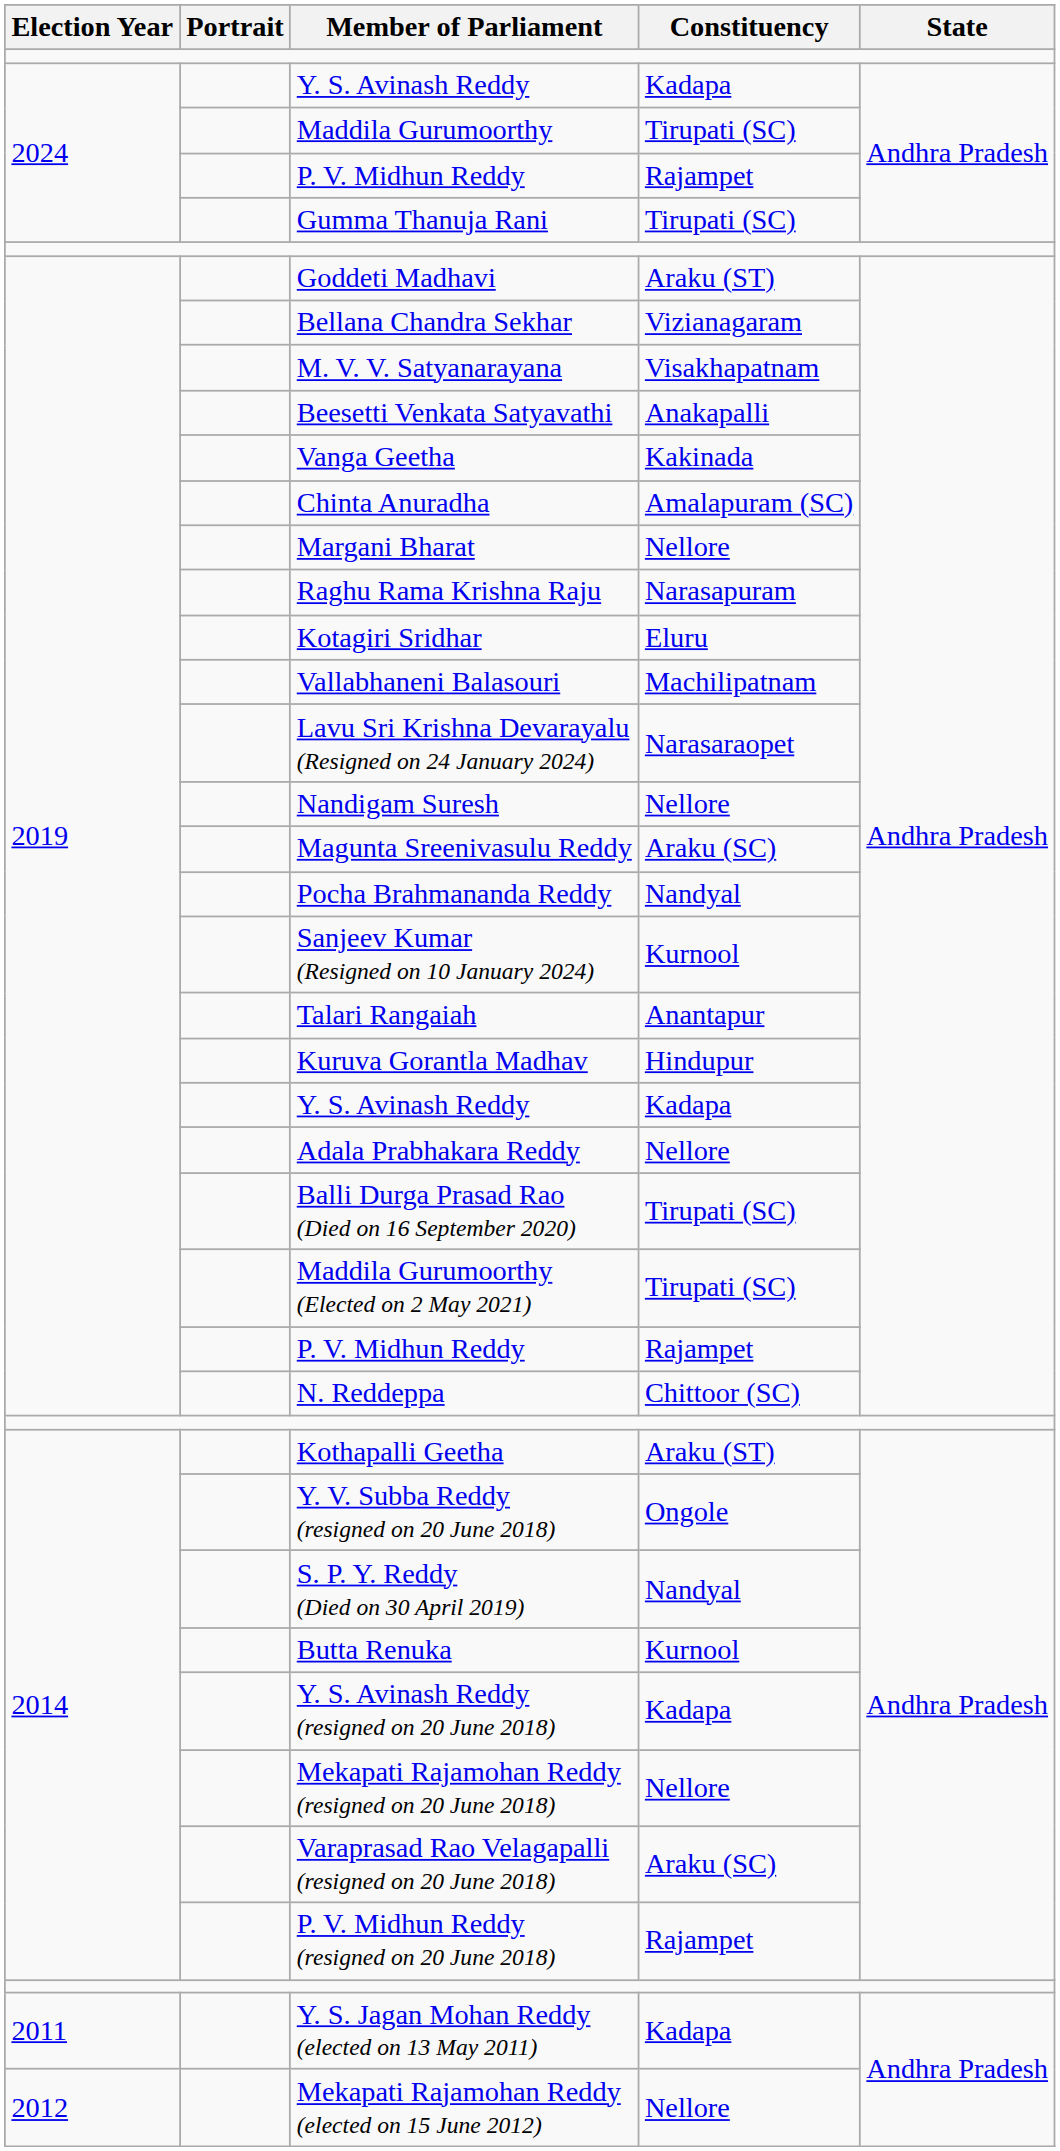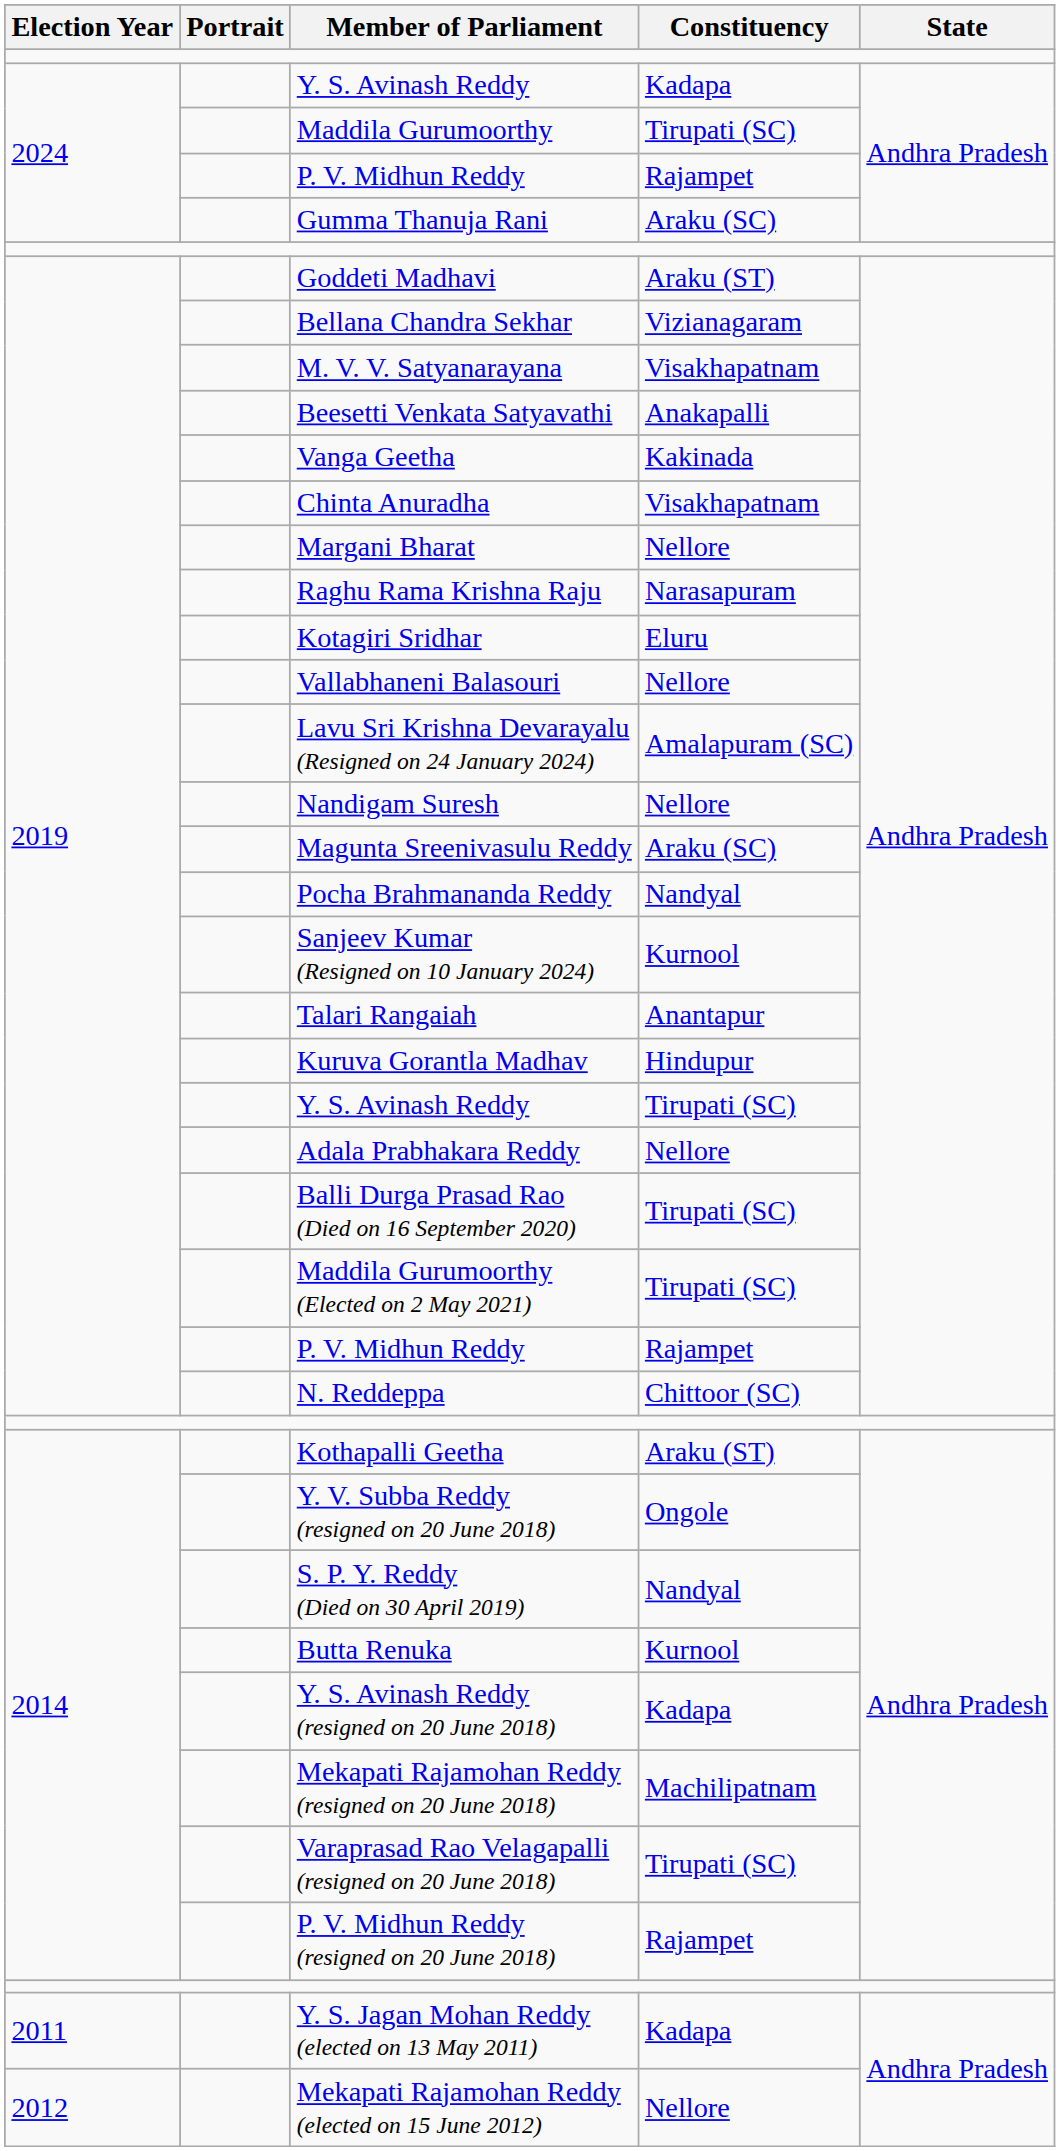(720, 219) Tirupati (SC) -> (711, 219) Araku (SC)
(749, 502) Amalapuram (SC) -> (732, 502) Visakhapatnam
(731, 681) Machilipatnam -> (687, 681) Nellore
(720, 742) Narasaraopet -> (749, 742) Amalapuram (SC)
(688, 1104) Kadapa -> (720, 1104) Tirupati (SC)
(687, 1787) Nellore -> (731, 1787) Machilipatnam
(711, 1863) Araku (SC) -> (720, 1863) Tirupati (SC)
